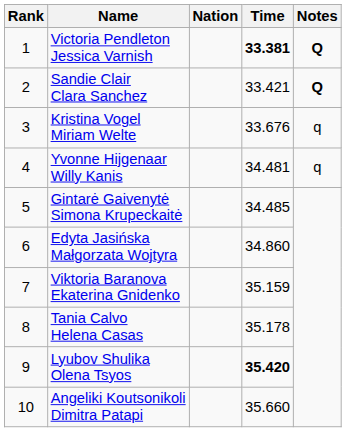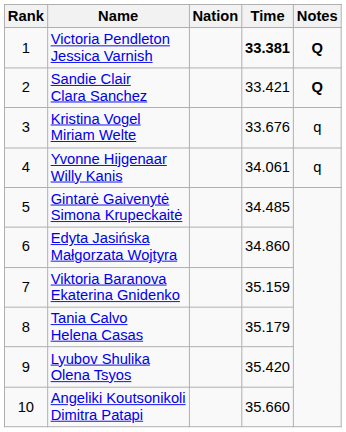(268, 167) 34.481 -> (268, 167) 34.061
(268, 327) 35.178 -> (268, 327) 35.179
(268, 367) bold -> (268, 367) normal
